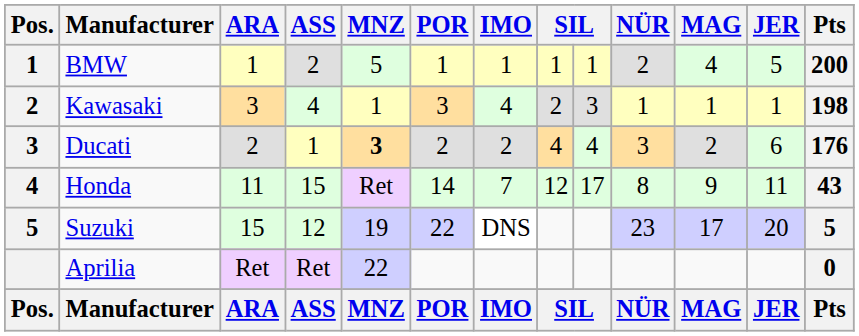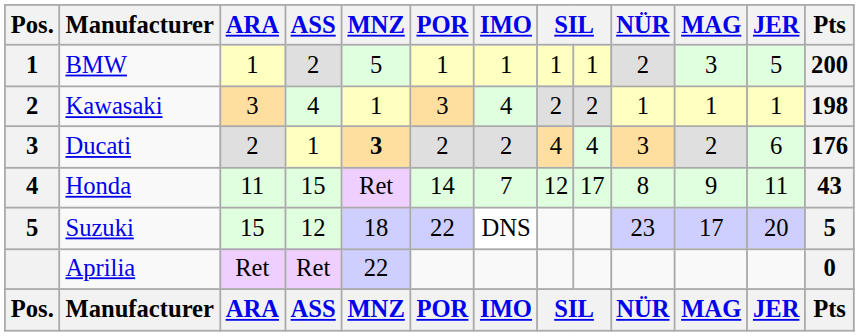(711, 65) 4 -> (711, 65) 3
(592, 105) 3 -> (592, 105) 2
(376, 227) 19 -> (376, 227) 18
